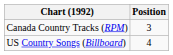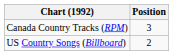(149, 43) 4 -> (149, 43) 2
